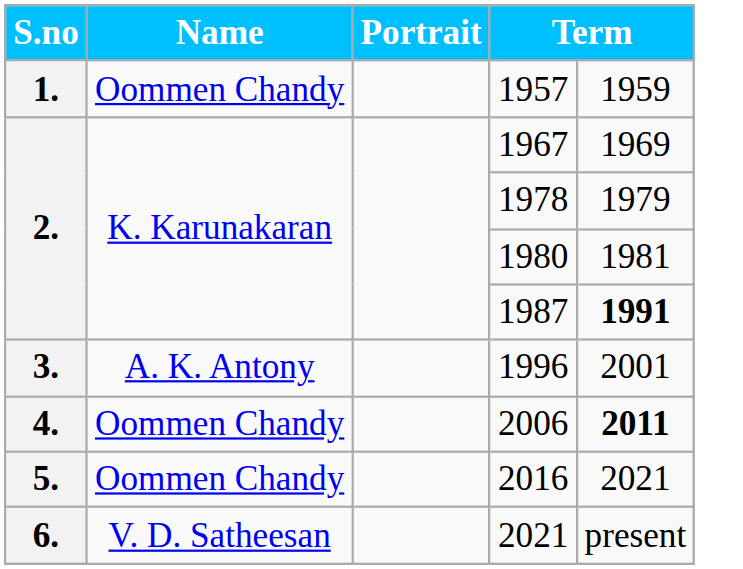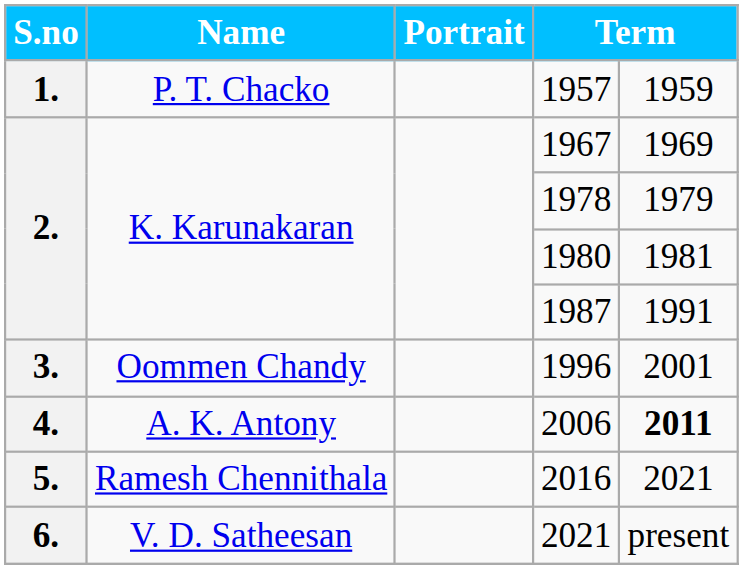(220, 88) Oommen Chandy -> (241, 88) P. T. Chacko
(635, 311) bold -> (678, 311) normal
(220, 367) A. K. Antony -> (241, 367) Oommen Chandy
(220, 423) Oommen Chandy -> (241, 423) A. K. Antony
(220, 479) Oommen Chandy -> (241, 479) Ramesh Chennithala
